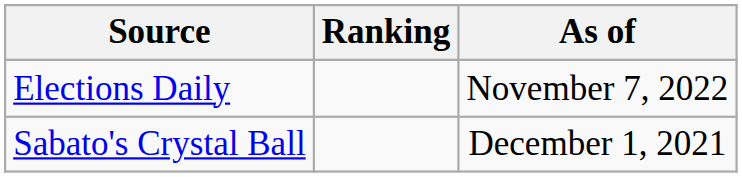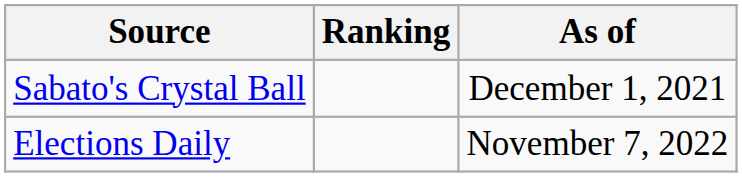rows swapped: (159, 143) <-> (122, 87)
